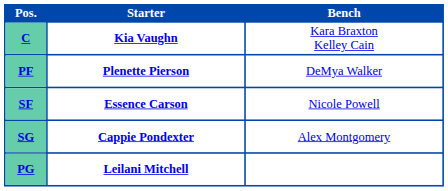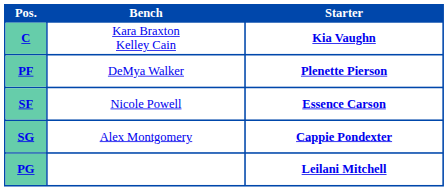columns swapped: (146, 13) <-> (344, 13)
